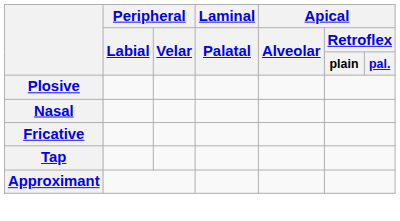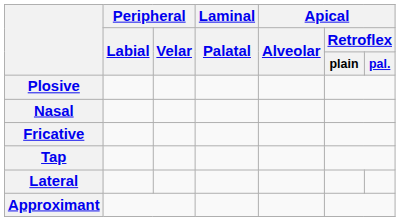+ row: (54, 181)
